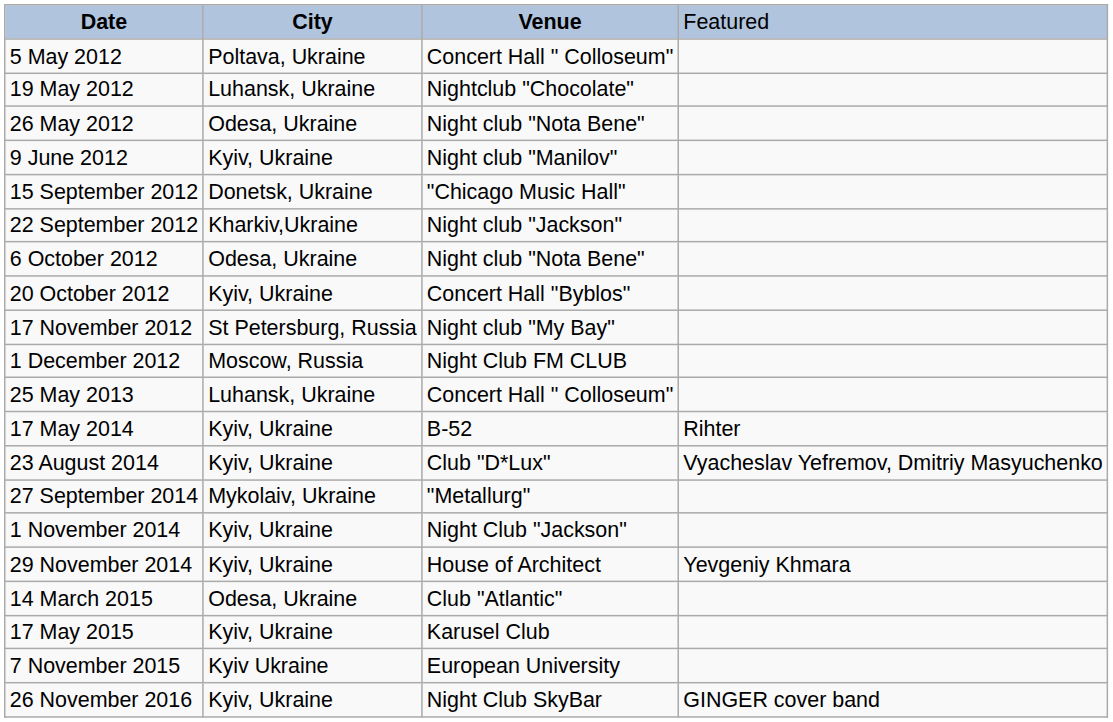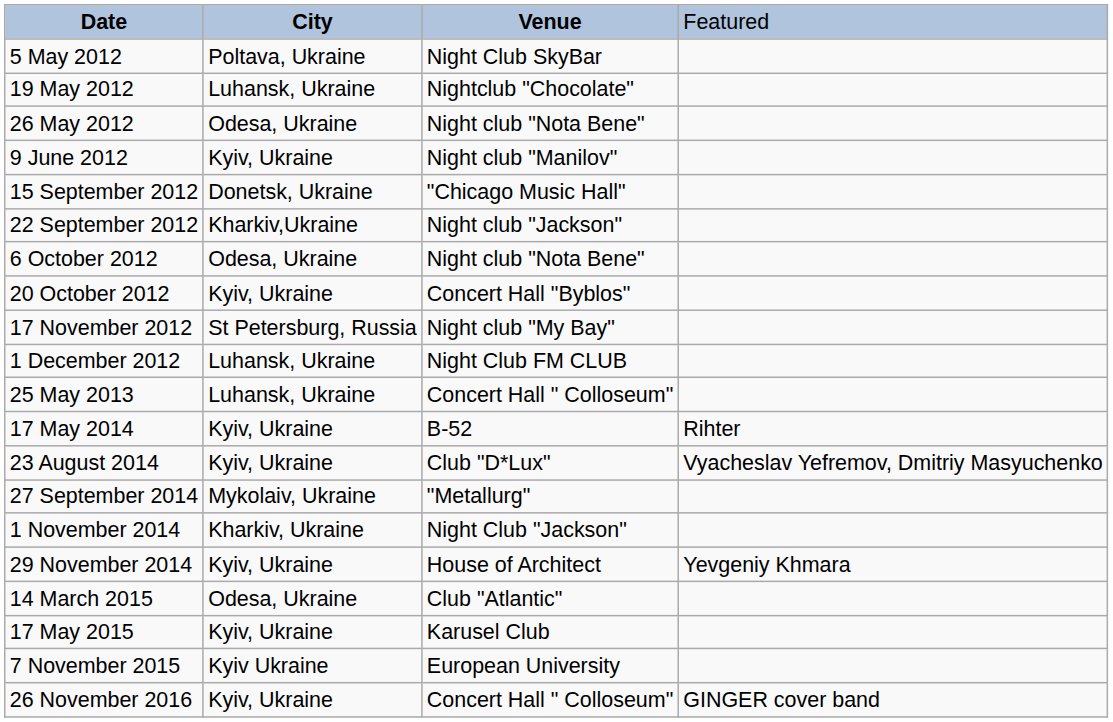(550, 56) Concert Hall " Colloseum" -> (514, 56) Night Club SkyBar
(286, 361) Moscow, Russia -> (292, 361) Luhansk, Ukraine
(271, 531) Kyiv, Ukraine -> (286, 531) Kharkiv, Ukraine
(514, 700) Night Club SkyBar -> (550, 700) Concert Hall " Colloseum"
